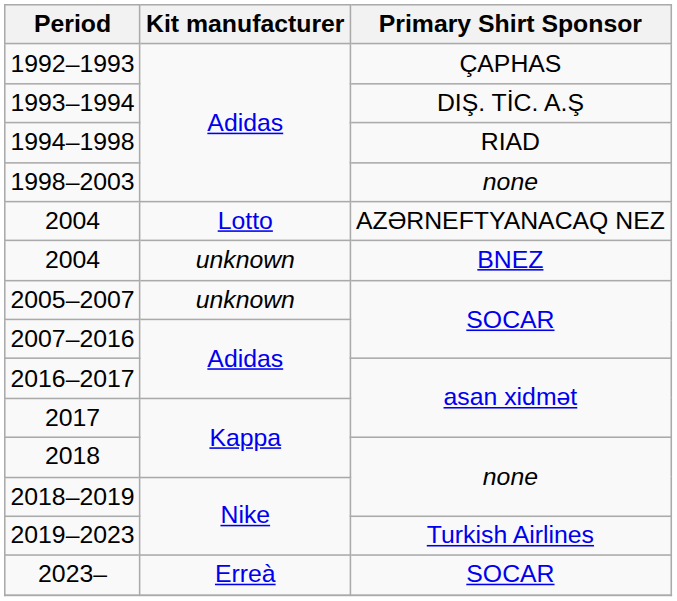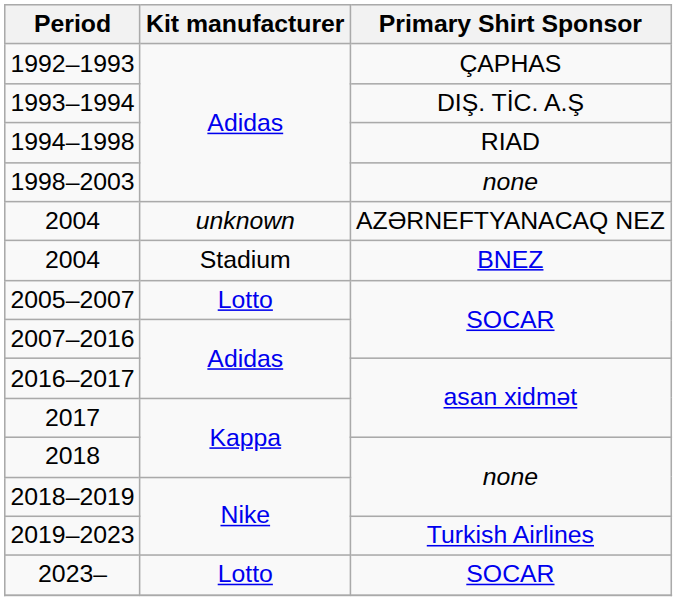(245, 220) Lotto -> (245, 220) unknown
(245, 260) unknown -> (245, 260) Stadium
(245, 299) unknown -> (245, 299) Lotto
(245, 574) Erreà -> (245, 574) Lotto
